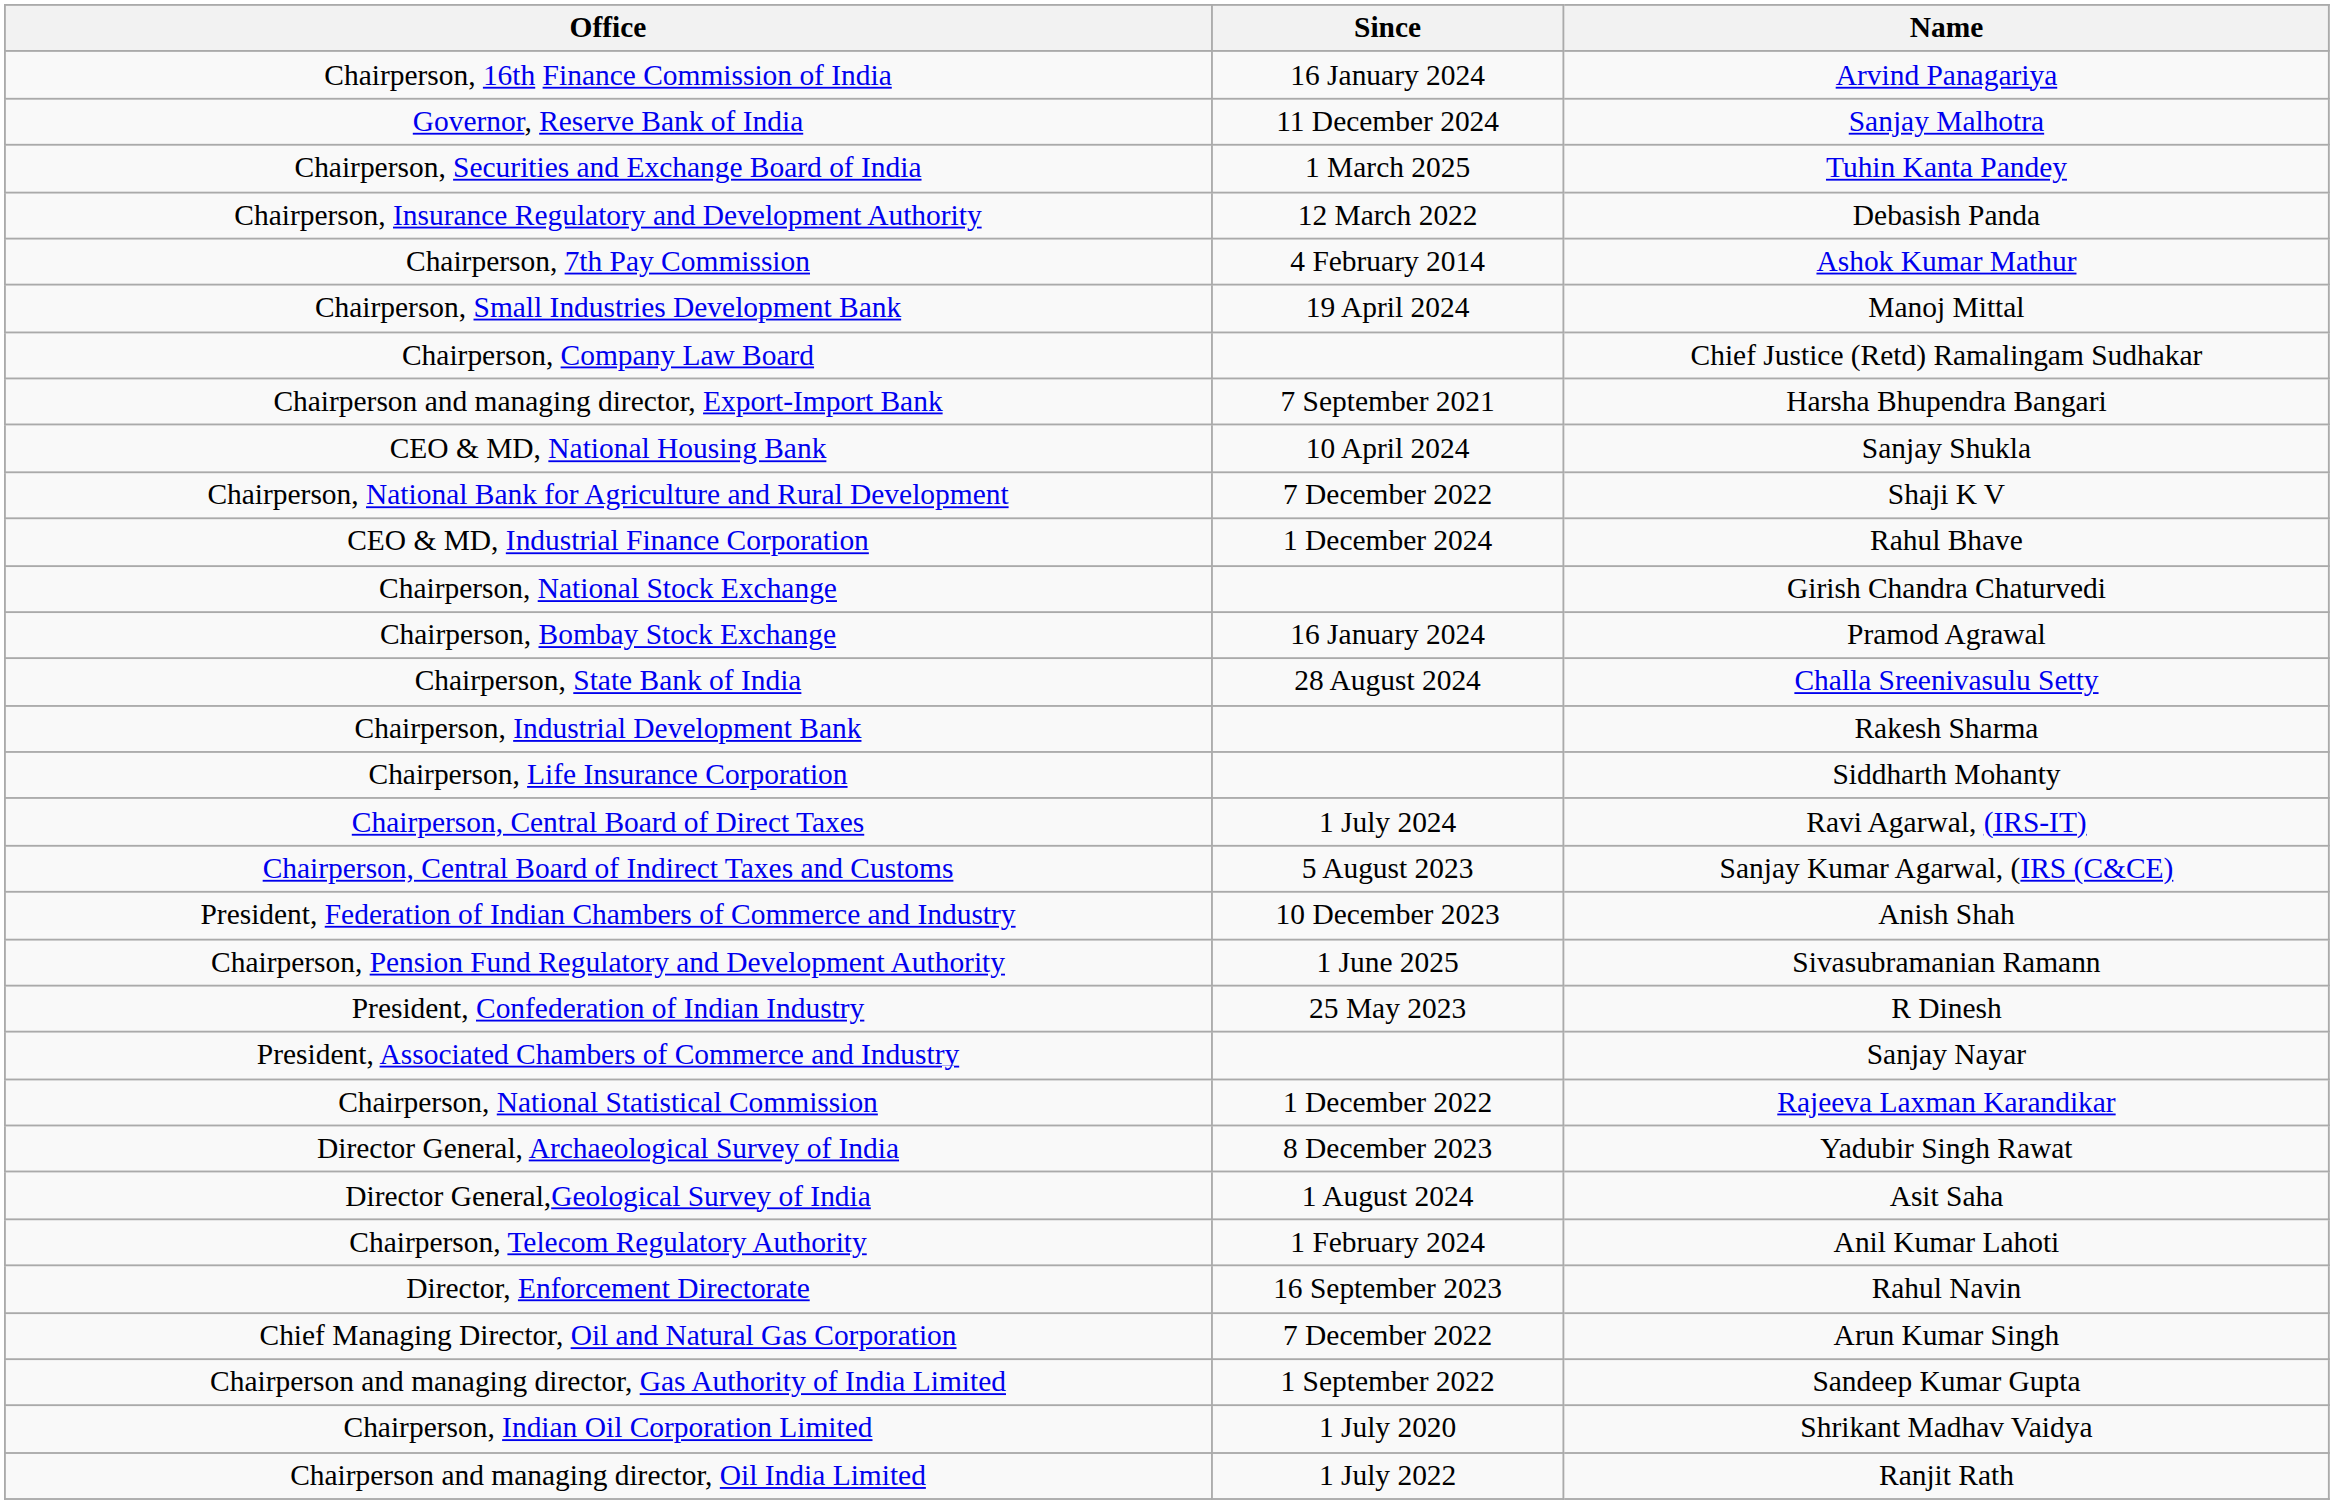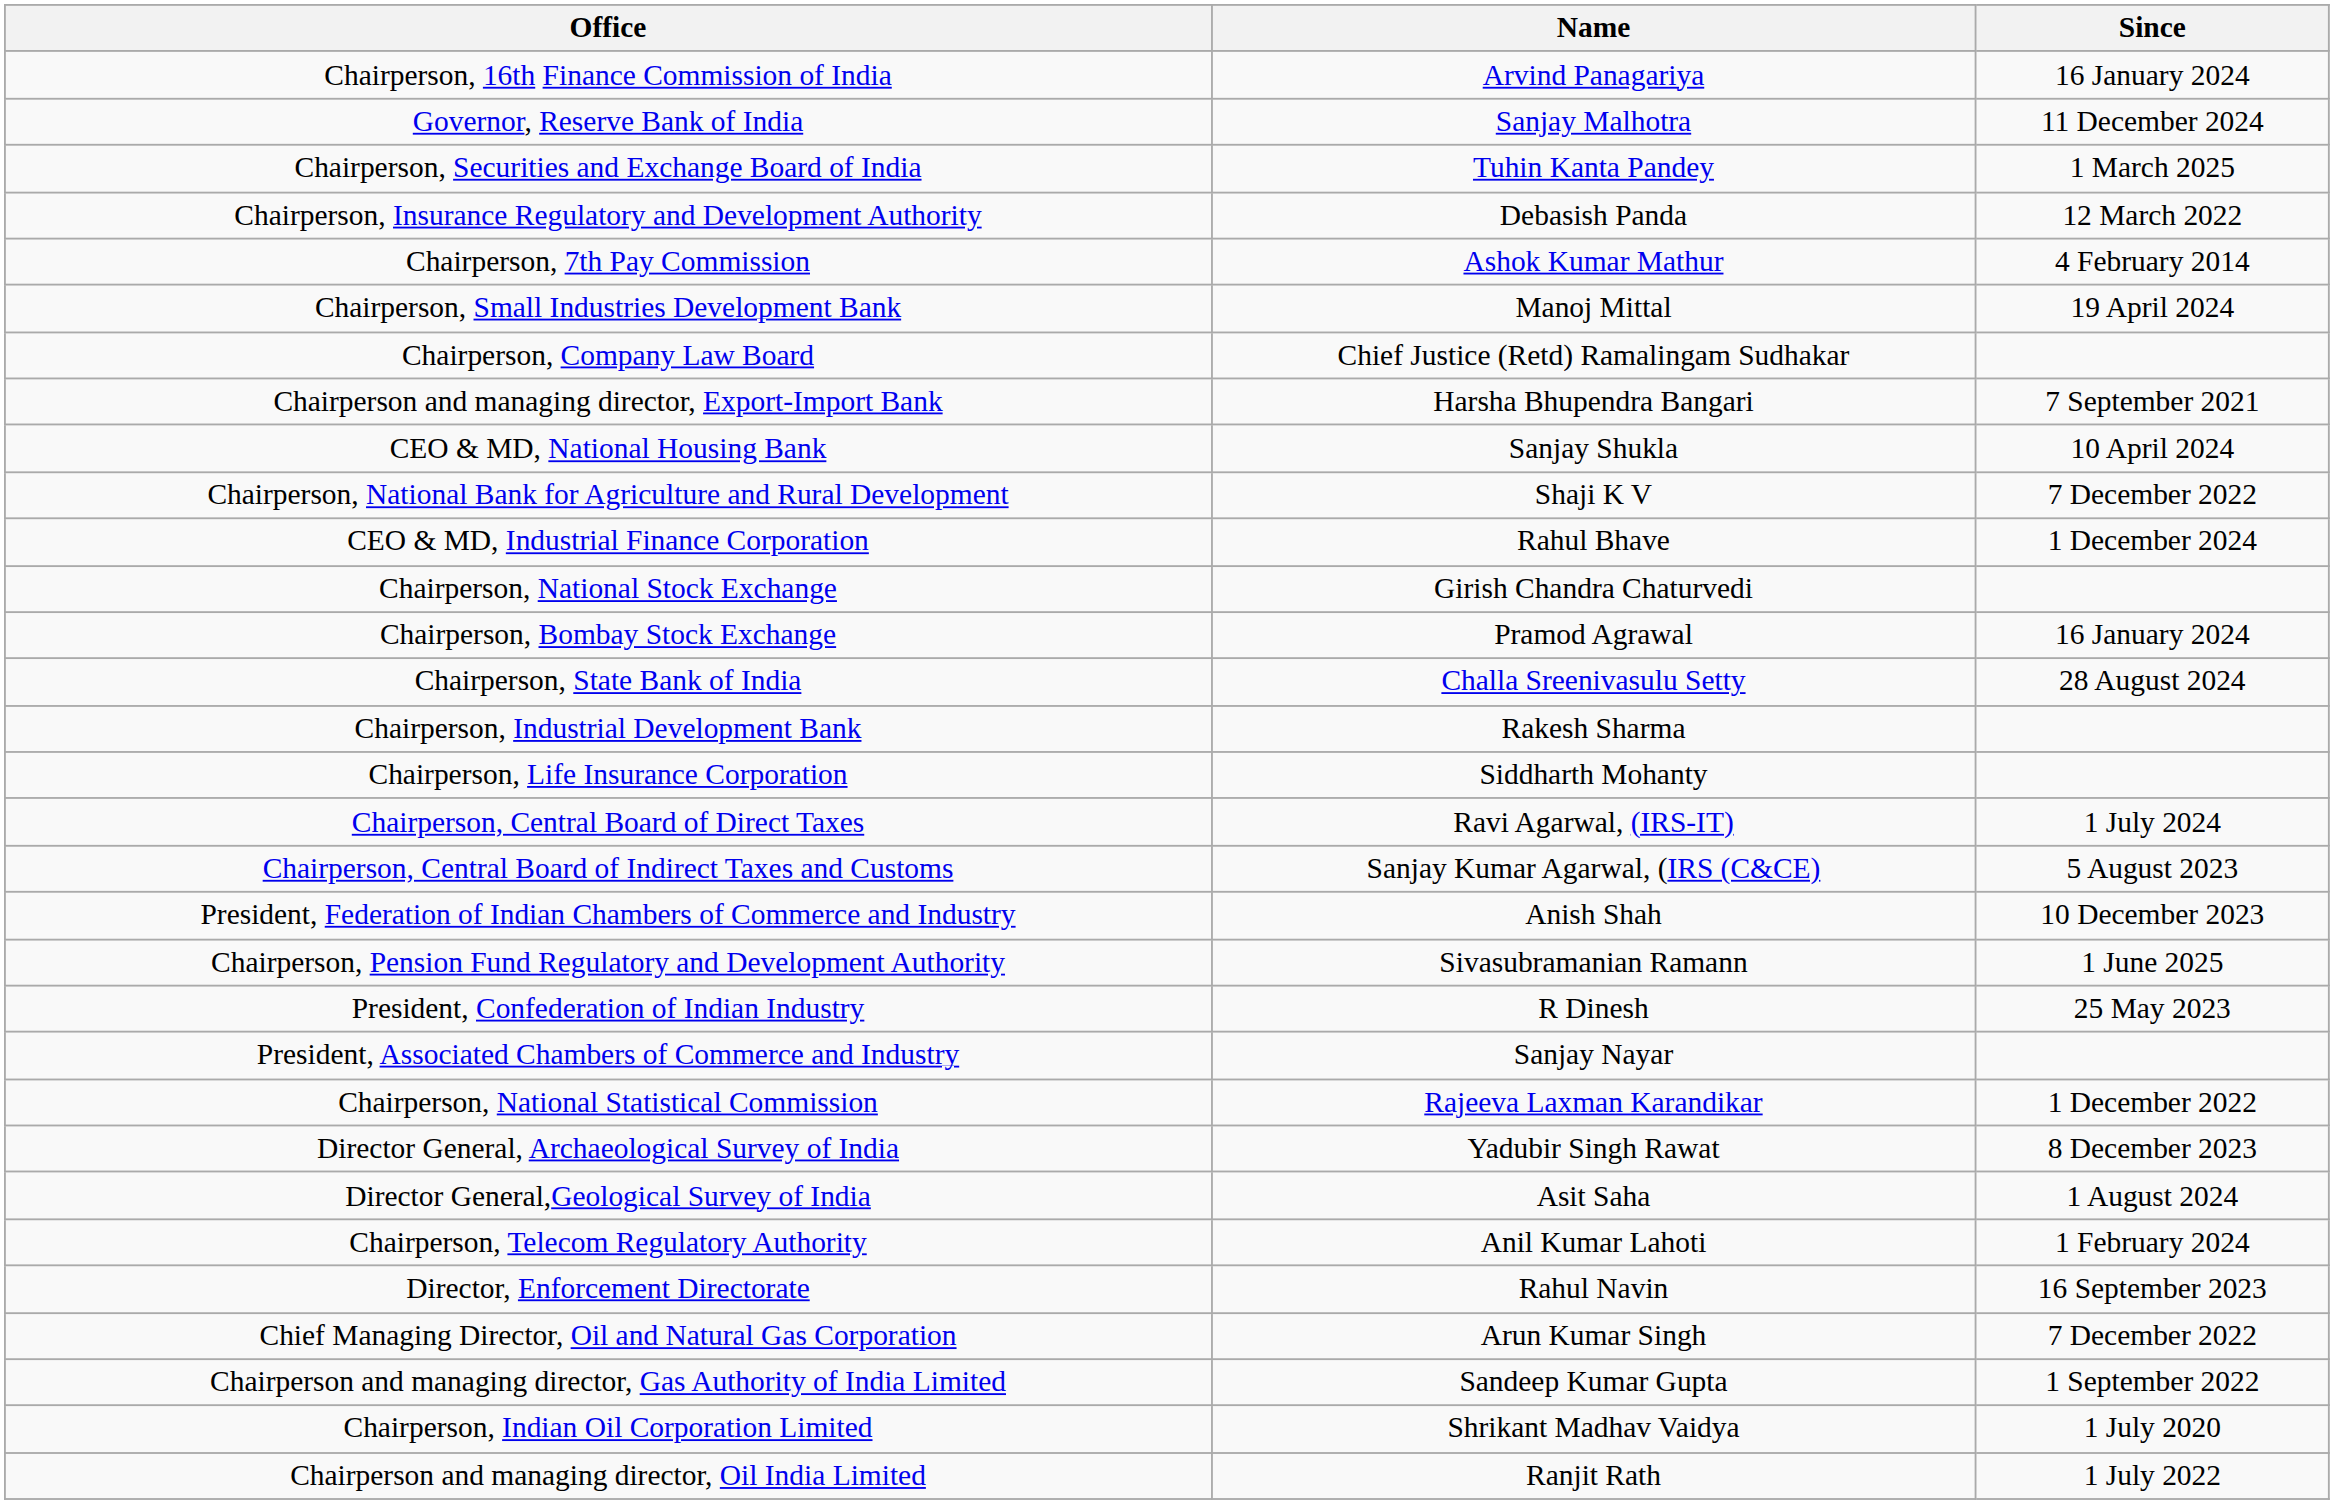columns swapped: (1946, 27) <-> (1388, 27)
